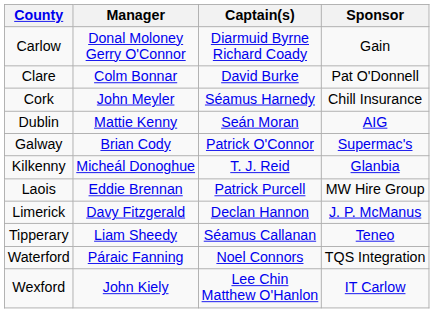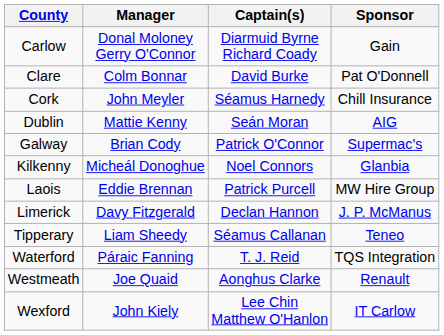(260, 167) T. J. Reid -> (270, 167) Noel Connors
(260, 257) Noel Connors -> (270, 257) T. J. Reid
+ row: (44, 280)
